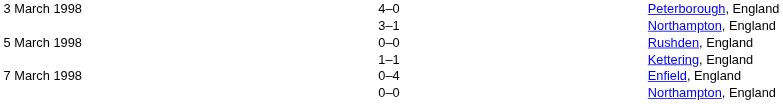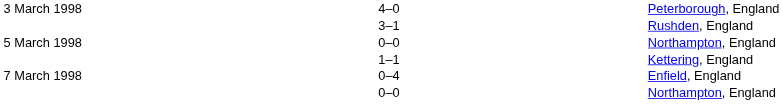(712, 26) Northampton, England -> (700, 26) Rushden, England
(700, 42) Rushden, England -> (712, 42) Northampton, England
